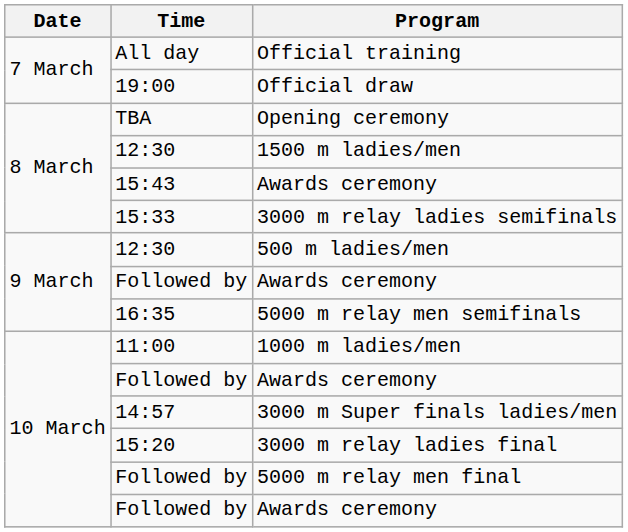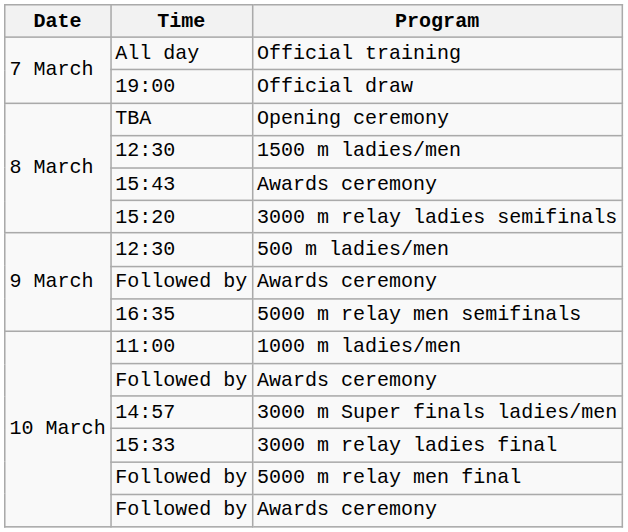(145, 217) 15:33 -> (145, 217) 15:20
(145, 445) 15:20 -> (145, 445) 15:33
